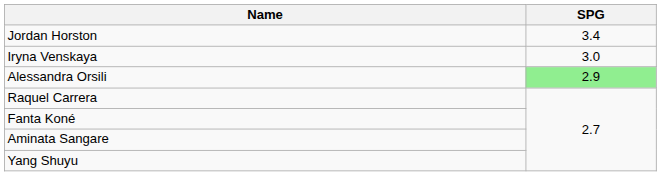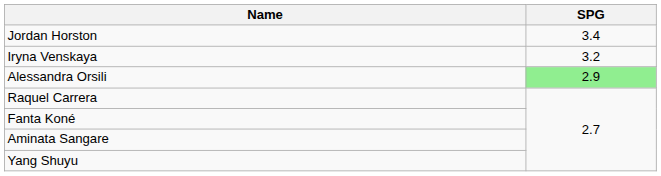(591, 56) 3.0 -> (591, 56) 3.2
